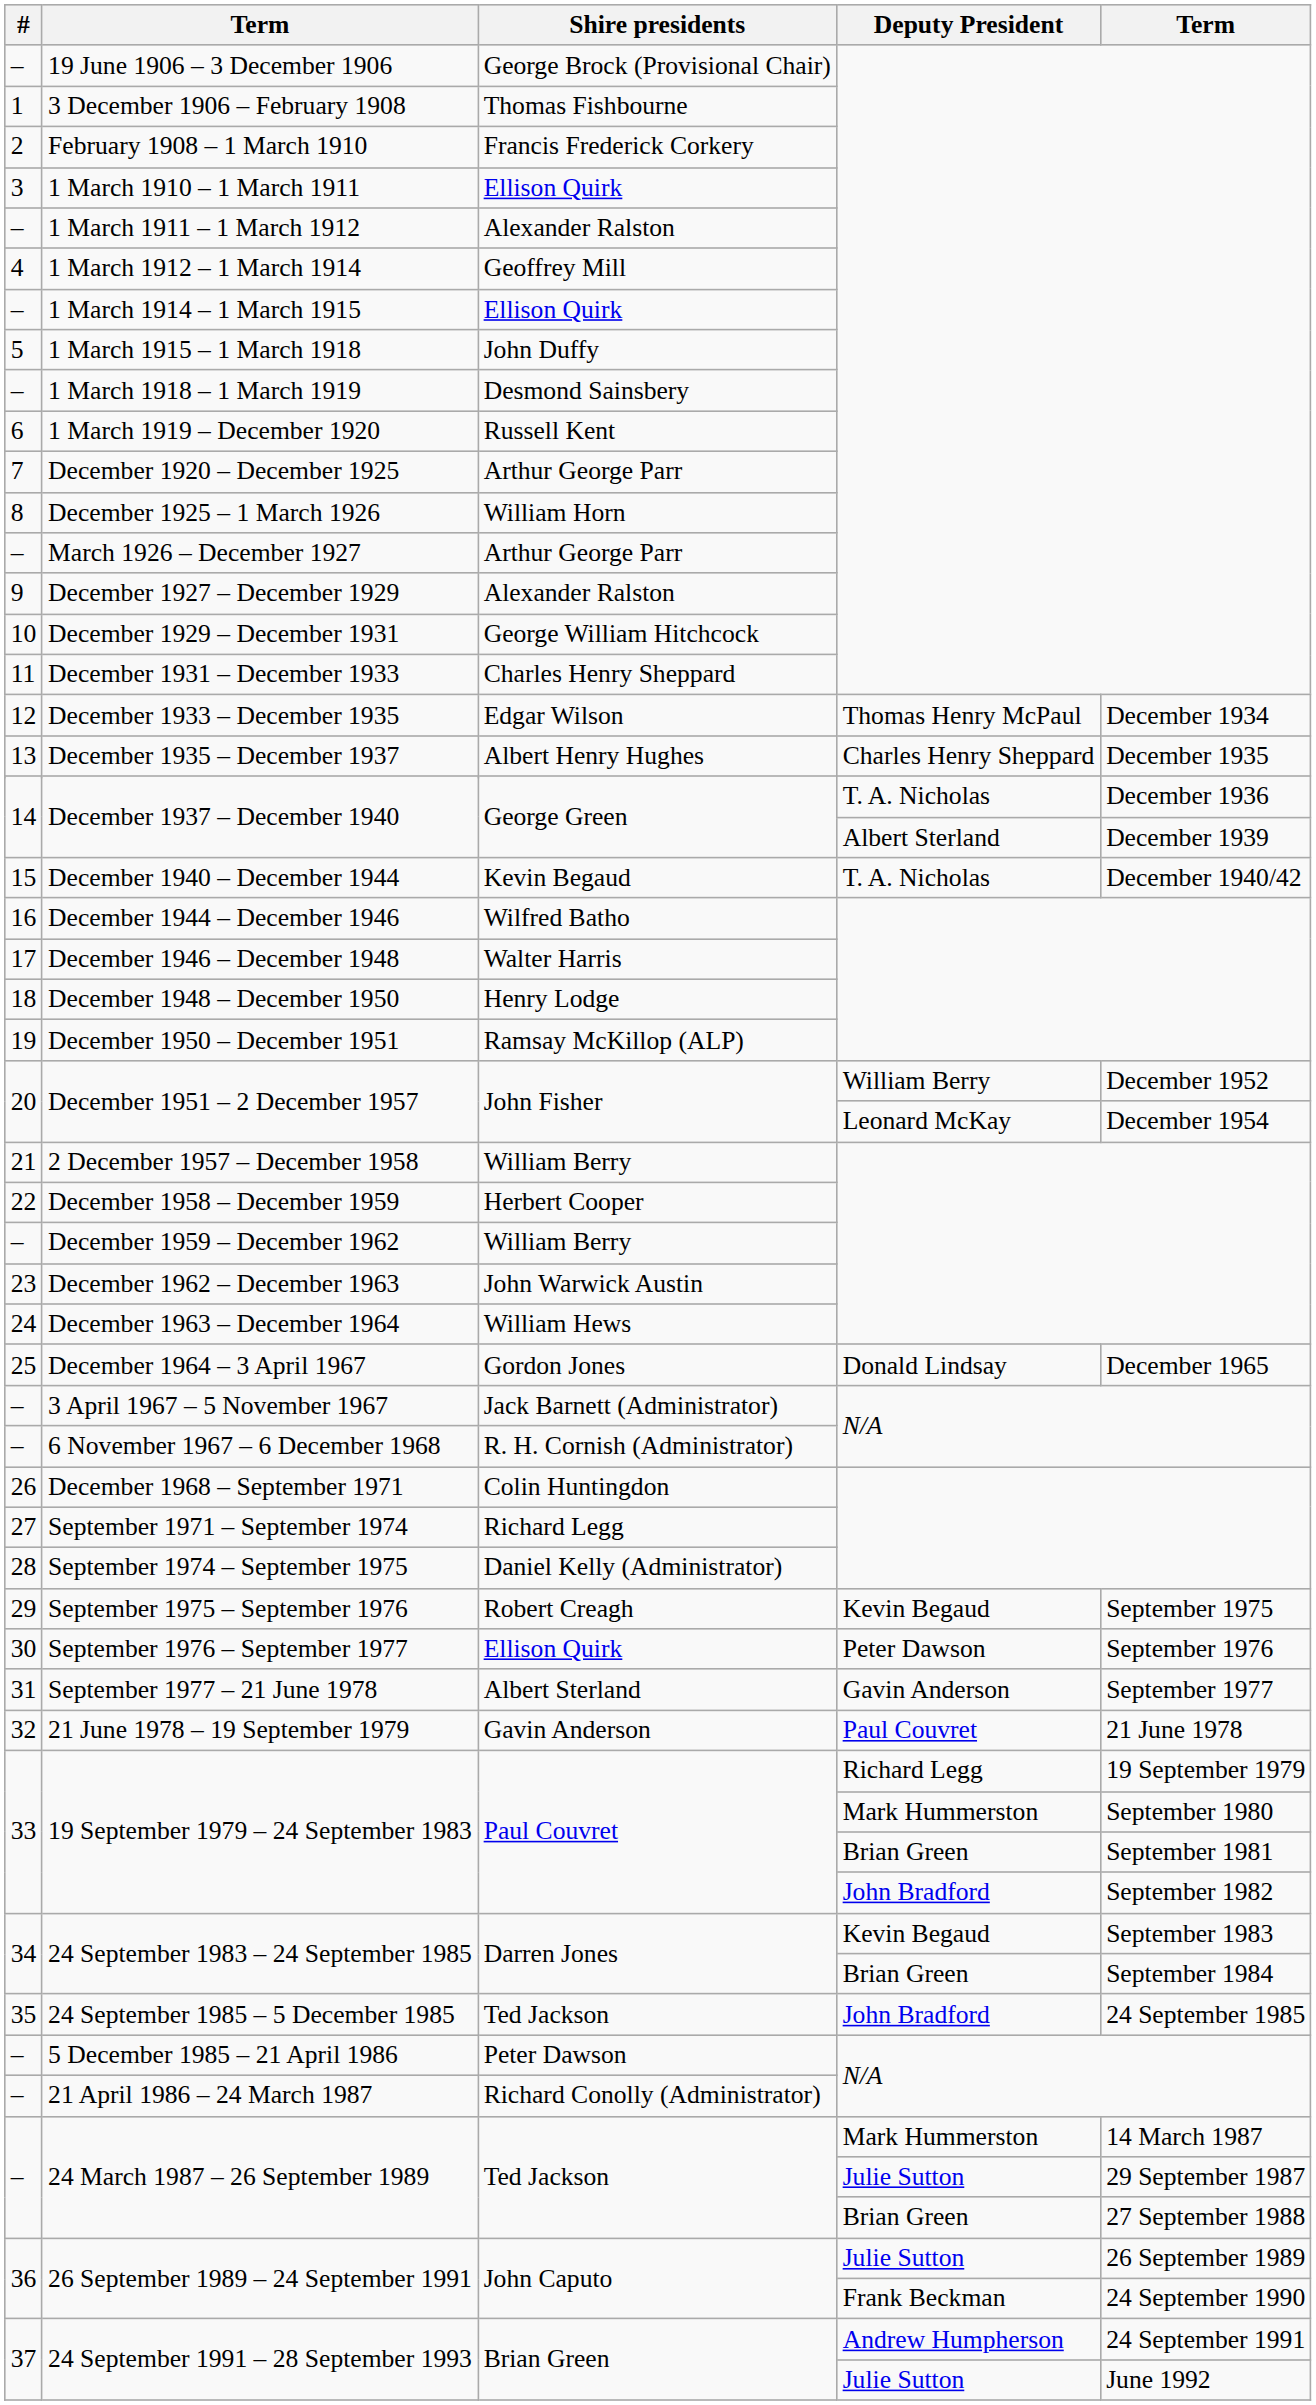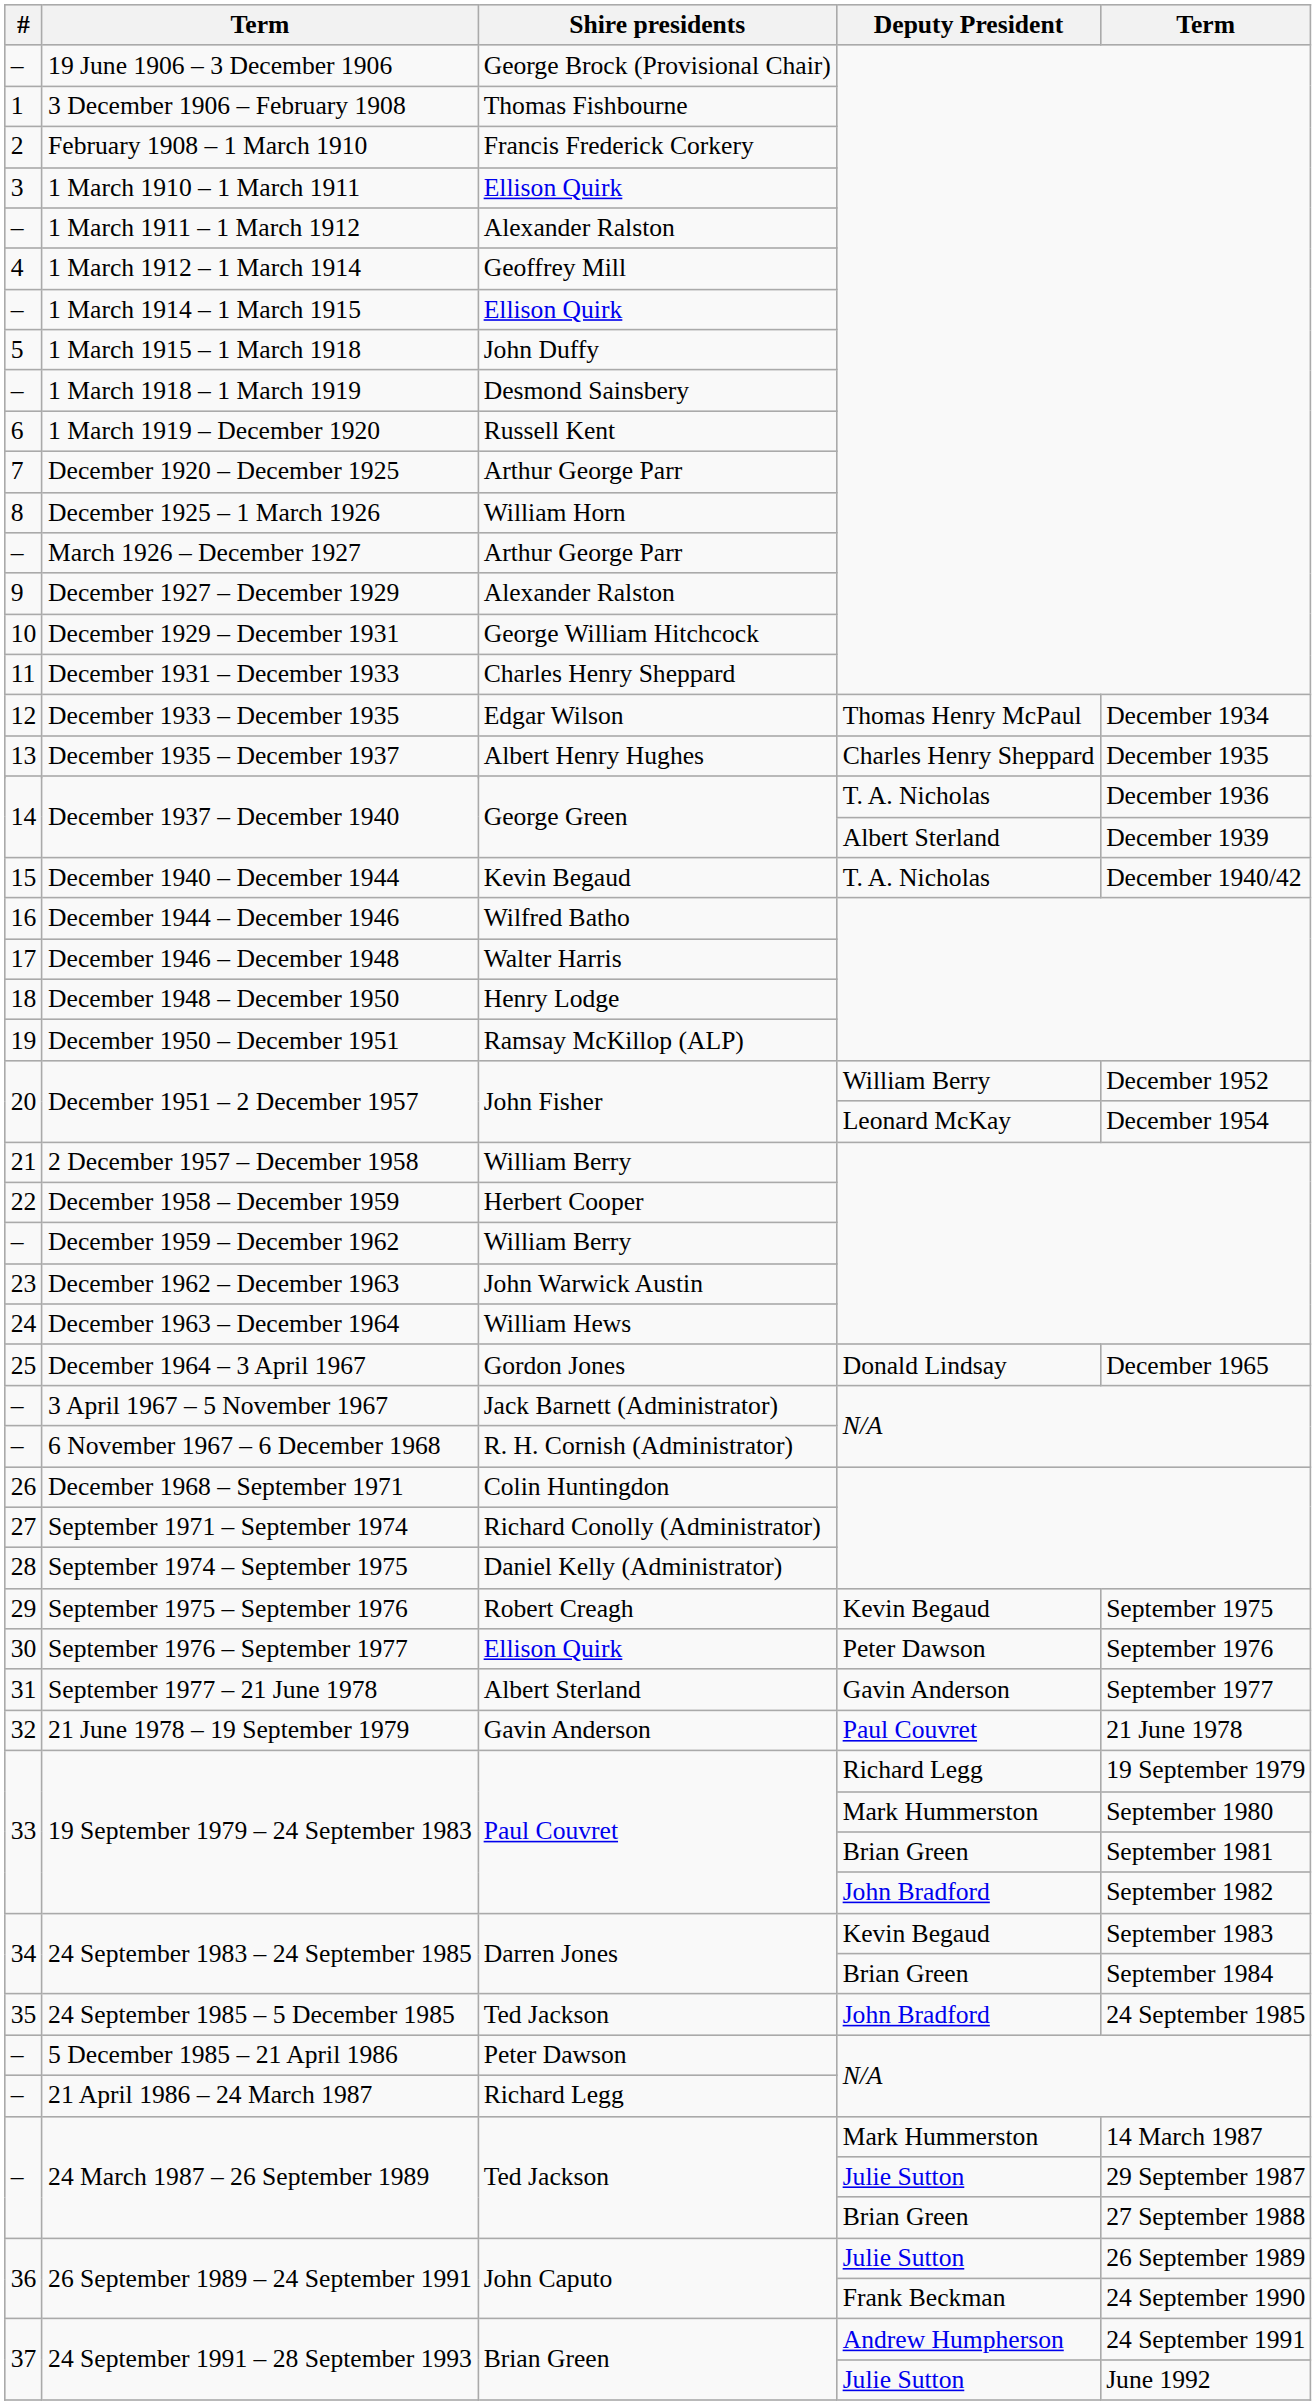(554, 1526) Richard Legg -> (652, 1526) Richard Conolly (Administrator)
(652, 2095) Richard Conolly (Administrator) -> (554, 2095) Richard Legg
